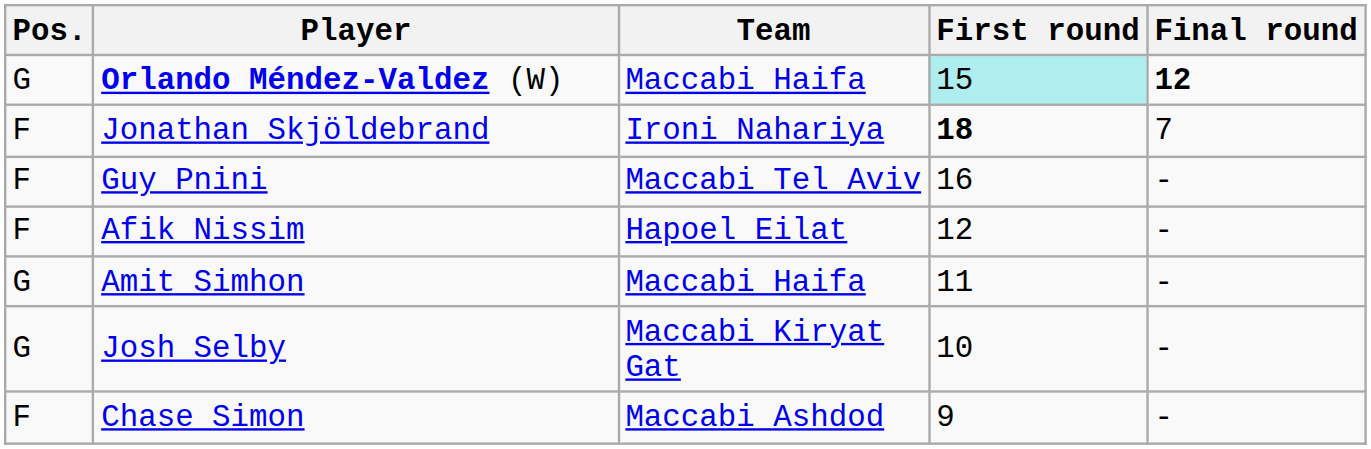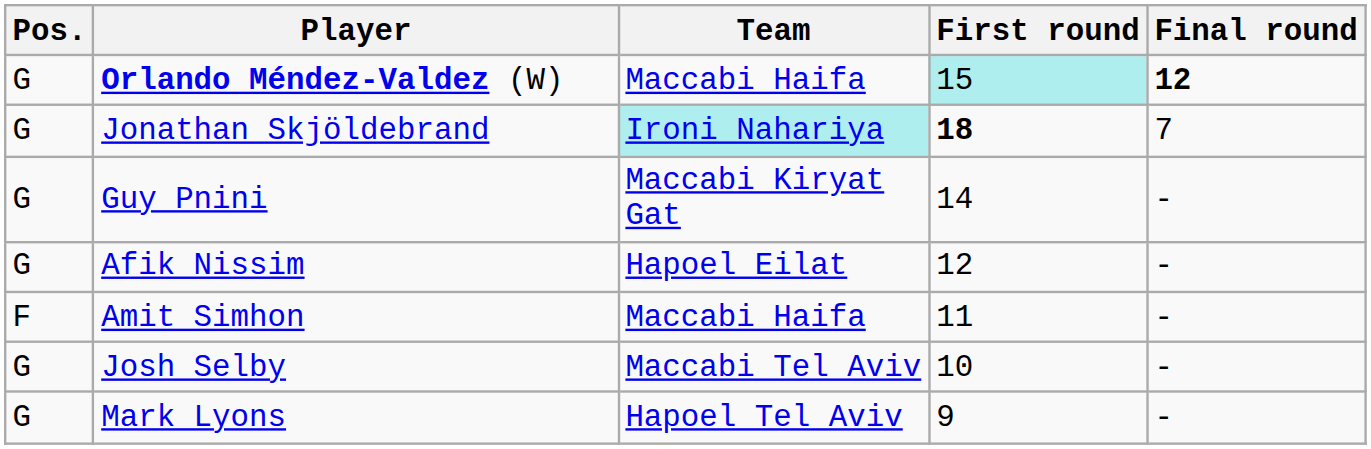(22, 131) F -> (22, 131) G
(755, 131) no background -> (755, 131) paleturquoise background
(22, 181) F -> (22, 199) G
(773, 181) Maccabi Tel Aviv -> (755, 199) Maccabi Kiryat Gat
(955, 181) 16 -> (955, 199) 14
(22, 231) F -> (22, 267) G
(22, 281) G -> (22, 317) F
(755, 349) Maccabi Kiryat Gat -> (773, 367) Maccabi Tel Aviv
- row: (203, 417)
+ row: (194, 417)
